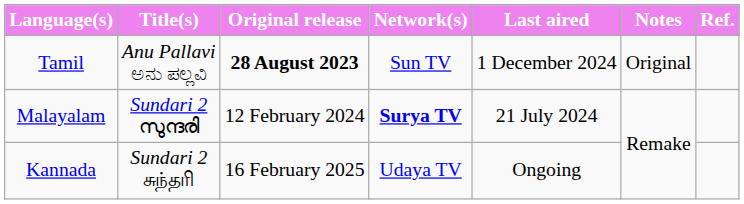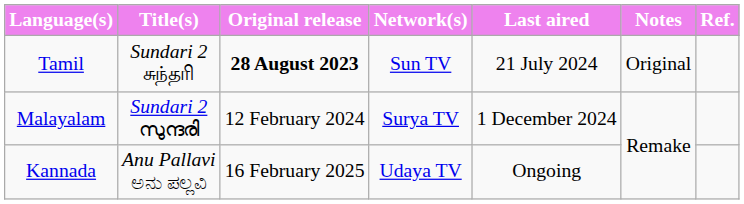(169, 62) Anu Pallavi ಅನು ಪಲ್ಲವಿ -> (169, 62) Sundari 2 சுந்தரி
(547, 62) 1 December 2024 -> (547, 63) 21 July 2024
(421, 115) bold -> (421, 118) normal
(547, 115) 21 July 2024 -> (547, 118) 1 December 2024
(169, 169) Sundari 2 சுந்தரி -> (169, 171) Anu Pallavi ಅನು ಪಲ್ಲವಿ
